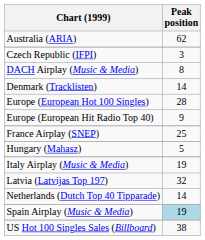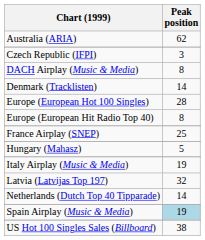(181, 117) 9 -> (181, 117) 8
